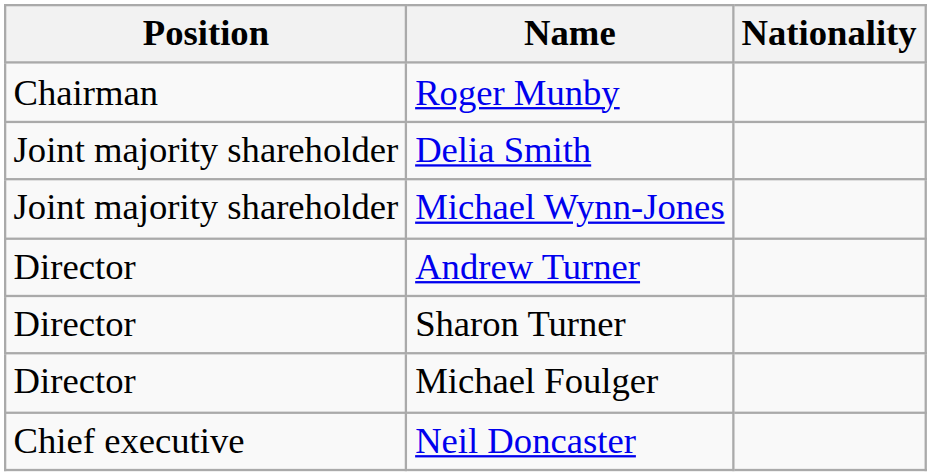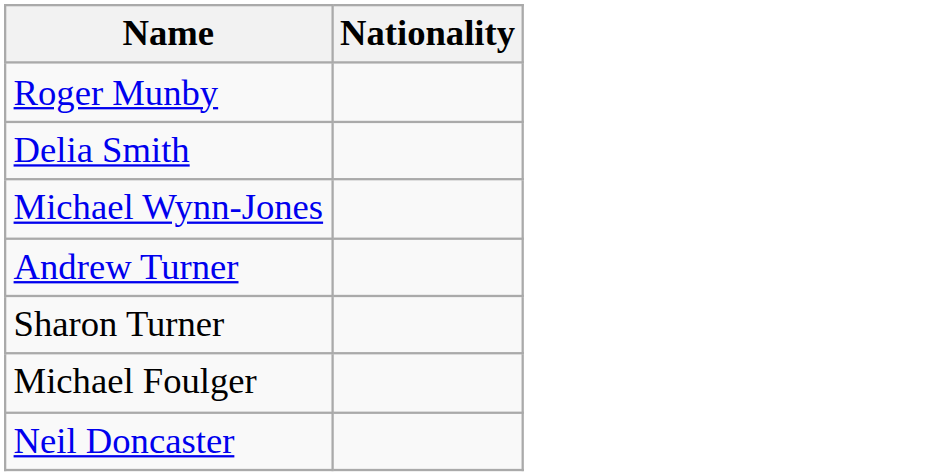- column: (206, 33)
